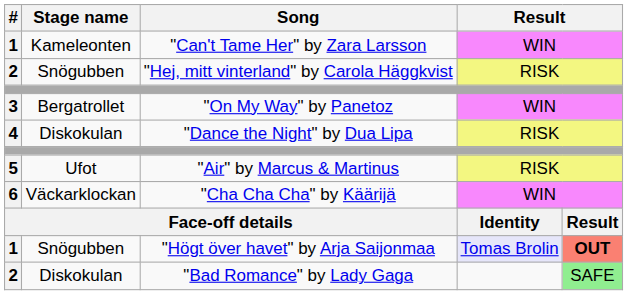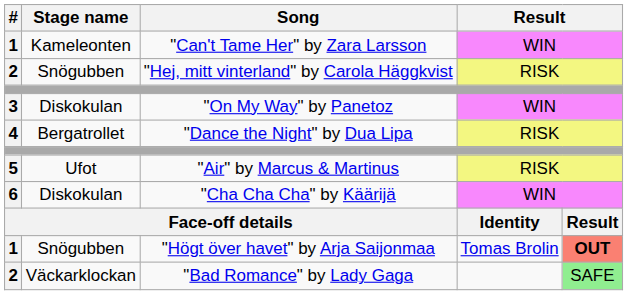(81, 106) Bergatrollet -> (81, 106) Diskokulan
(81, 133) Diskokulan -> (81, 133) Bergatrollet
(81, 194) Väckarklockan -> (81, 194) Diskokulan
(510, 248) lavender background -> (510, 248) no background
(81, 275) Diskokulan -> (81, 275) Väckarklockan
